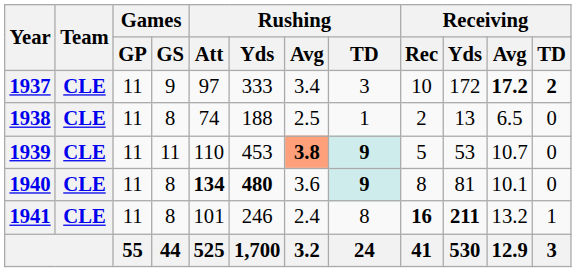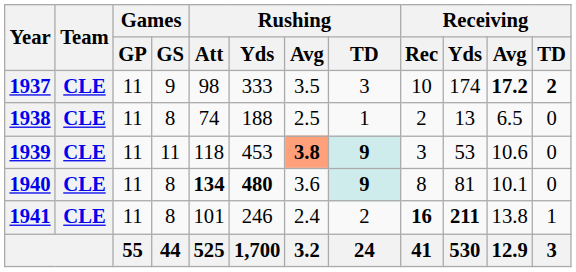(209, 86) 97 -> (209, 86) 98
(307, 86) 3.4 -> (307, 86) 3.5
(465, 86) 172 -> (465, 86) 174
(209, 151) 110 -> (209, 151) 118
(421, 151) 5 -> (421, 151) 3
(510, 151) 10.7 -> (510, 151) 10.6
(364, 217) 8 -> (364, 217) 2
(510, 217) 13.2 -> (510, 217) 13.8
